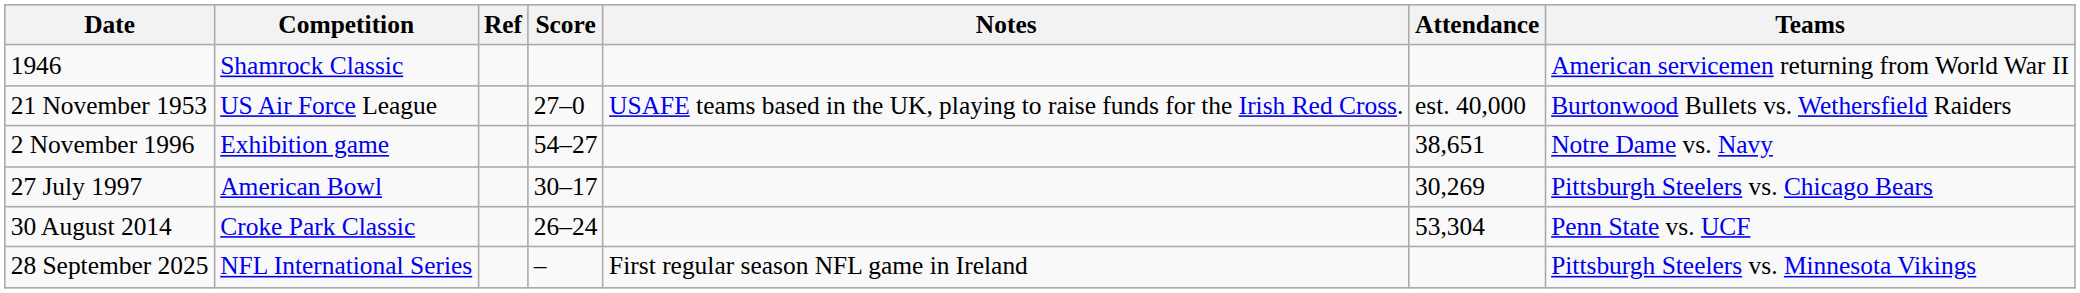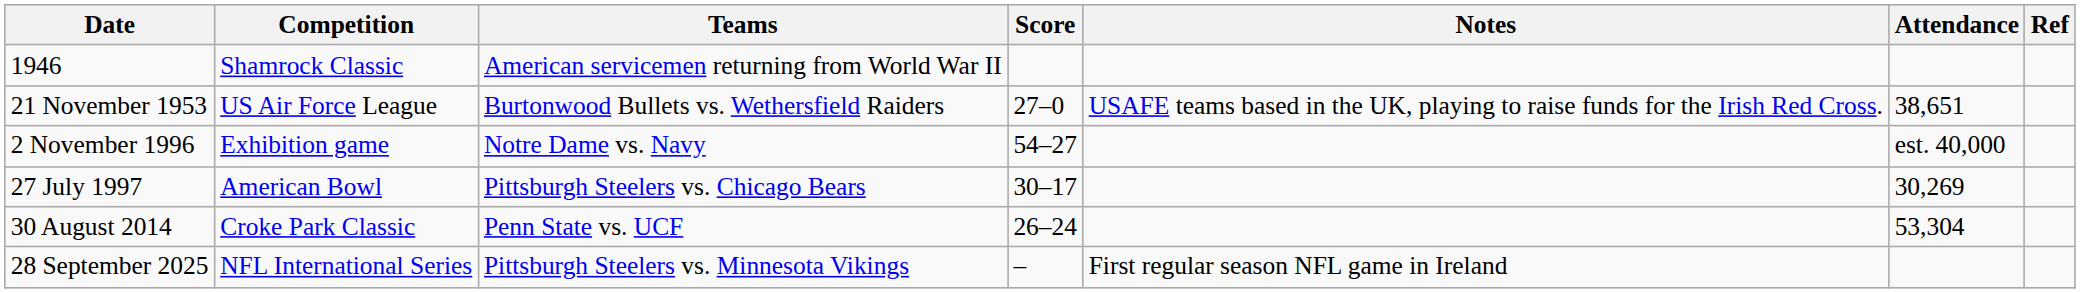columns swapped: (1810, 24) <-> (503, 24)
(1471, 105) est. 40,000 -> (1930, 105) 38,651
(1450, 145) 38,651 -> (1950, 145) est. 40,000
